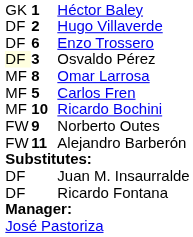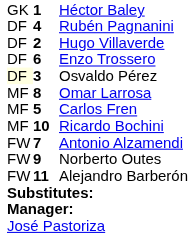+ row: (116, 26)
+ row: (121, 142)
- row: (123, 176)
- row: (113, 192)
